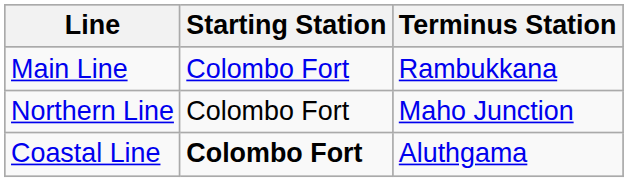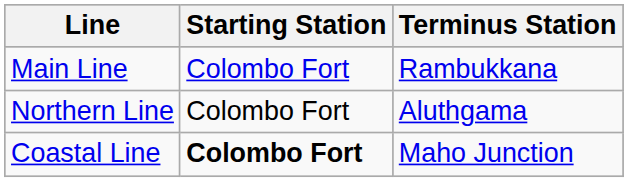(486, 111) Maho Junction -> (463, 111) Aluthgama
(463, 153) Aluthgama -> (486, 153) Maho Junction
